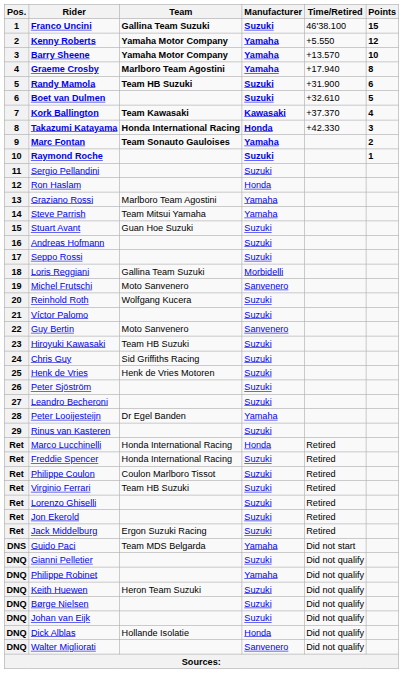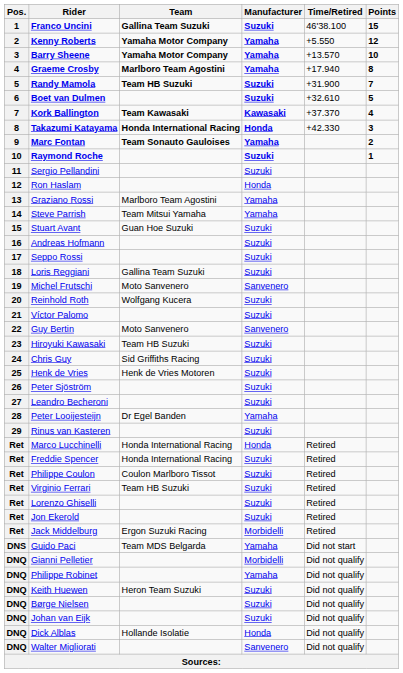(371, 84) 6 -> (371, 84) 7
(264, 272) Morbidelli -> (258, 272) Suzuki
(258, 531) Suzuki -> (264, 531) Morbidelli
(258, 560) Suzuki -> (264, 560) Morbidelli
